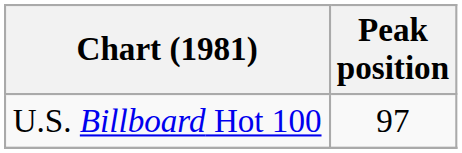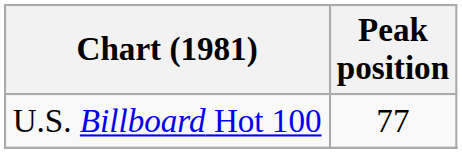(393, 120) 97 -> (393, 120) 77
